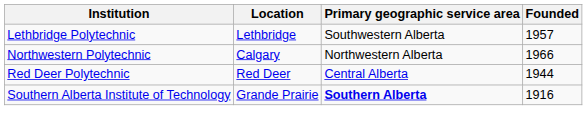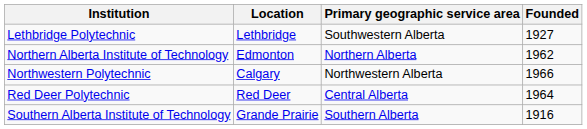(540, 34) 1957 -> (540, 34) 1927
+ row: (118, 54)
(540, 74) 1944 -> (540, 94) 1964
(375, 94) bold -> (371, 114) normal
